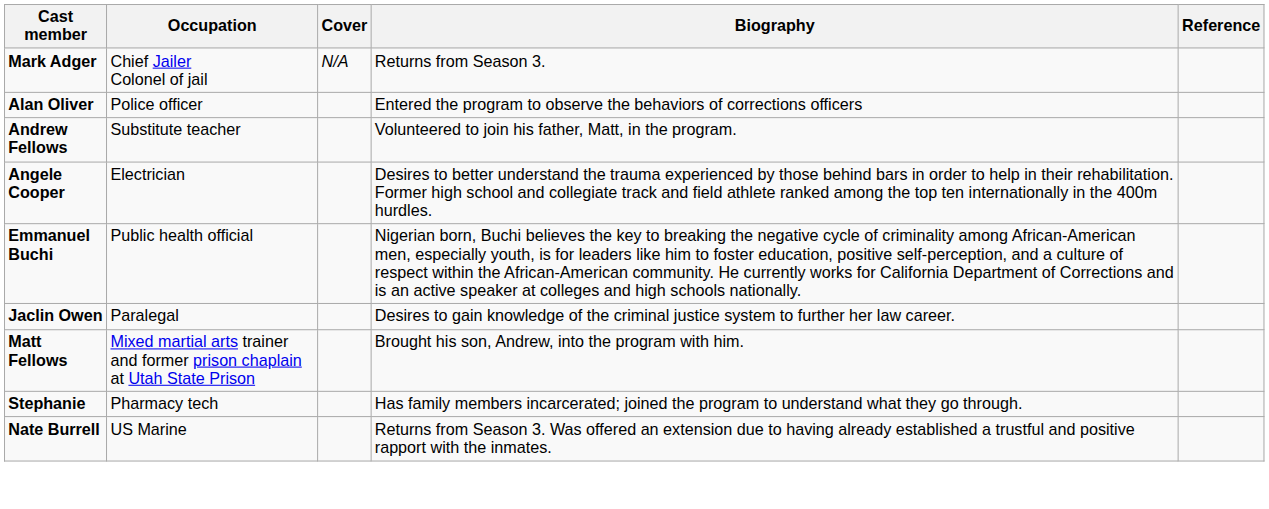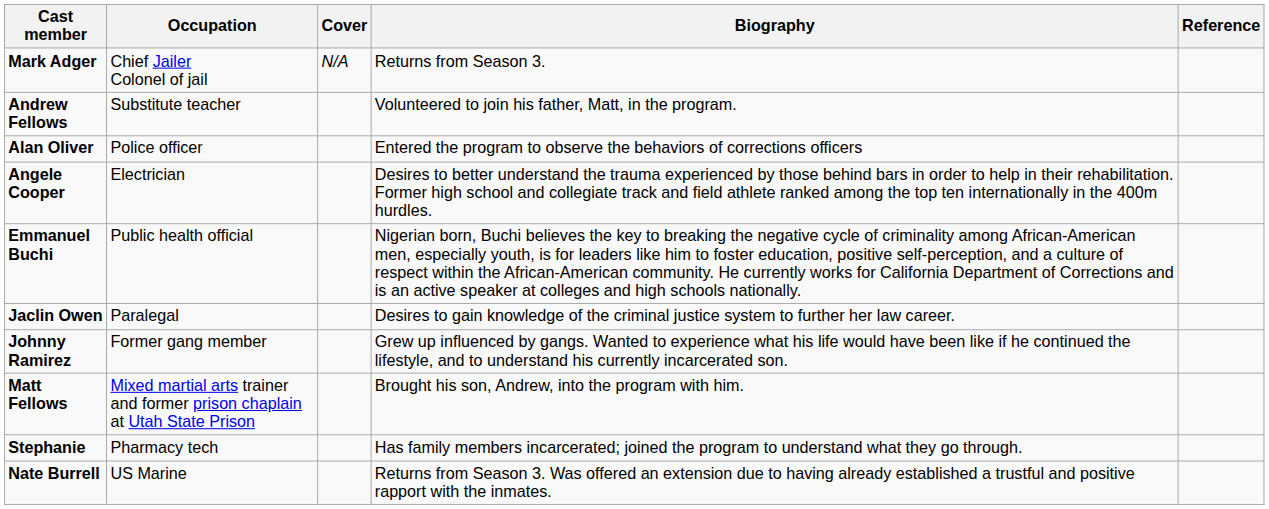rows swapped: (51, 104) <-> (38, 139)
+ row: (40, 351)
